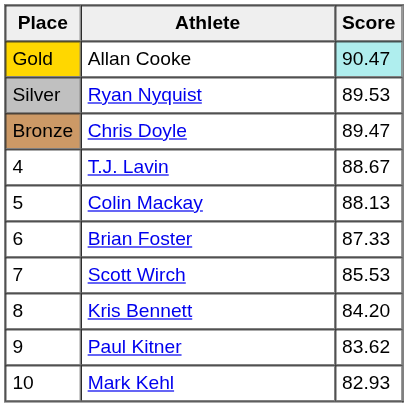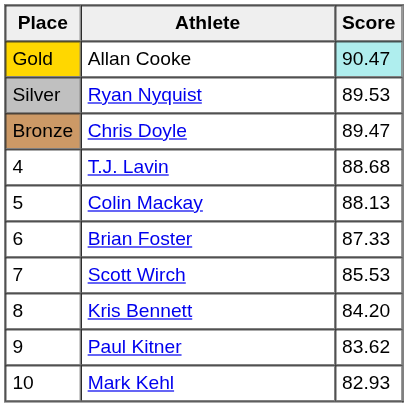(366, 167) 88.67 -> (366, 167) 88.68
